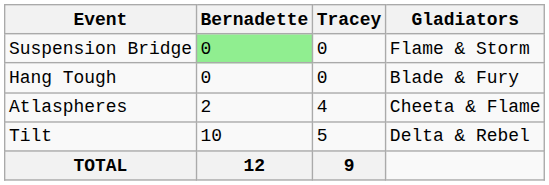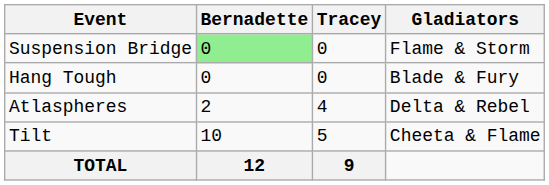(465, 107) Cheeta & Flame -> (460, 107) Delta & Rebel
(460, 136) Delta & Rebel -> (465, 136) Cheeta & Flame
